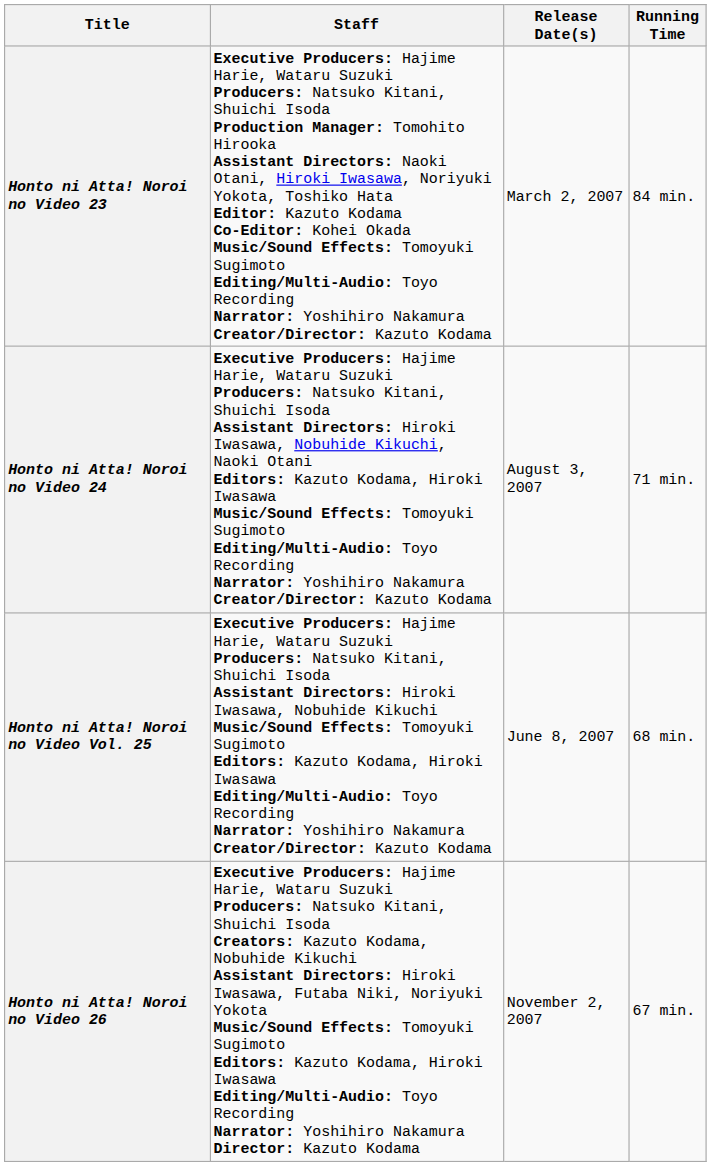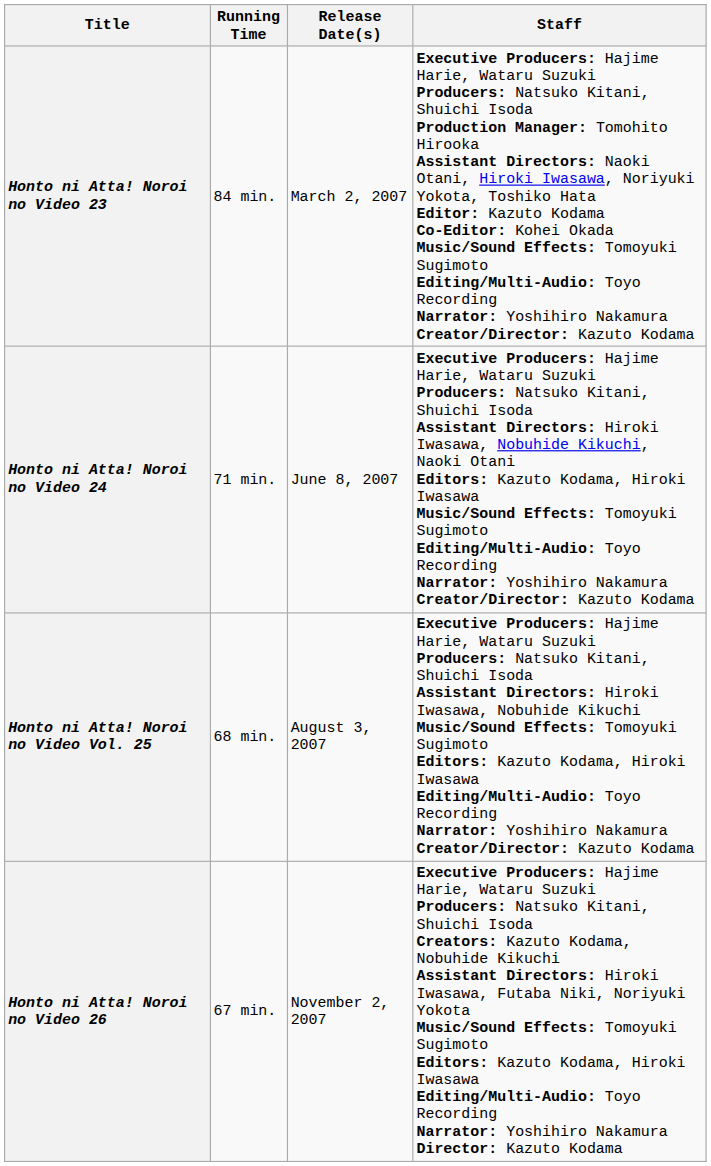columns swapped: (357, 25) <-> (667, 25)
(547, 479) August 3, 2007 -> (344, 479) June 8, 2007
(561, 737) June 8, 2007 -> (331, 737) August 3, 2007
